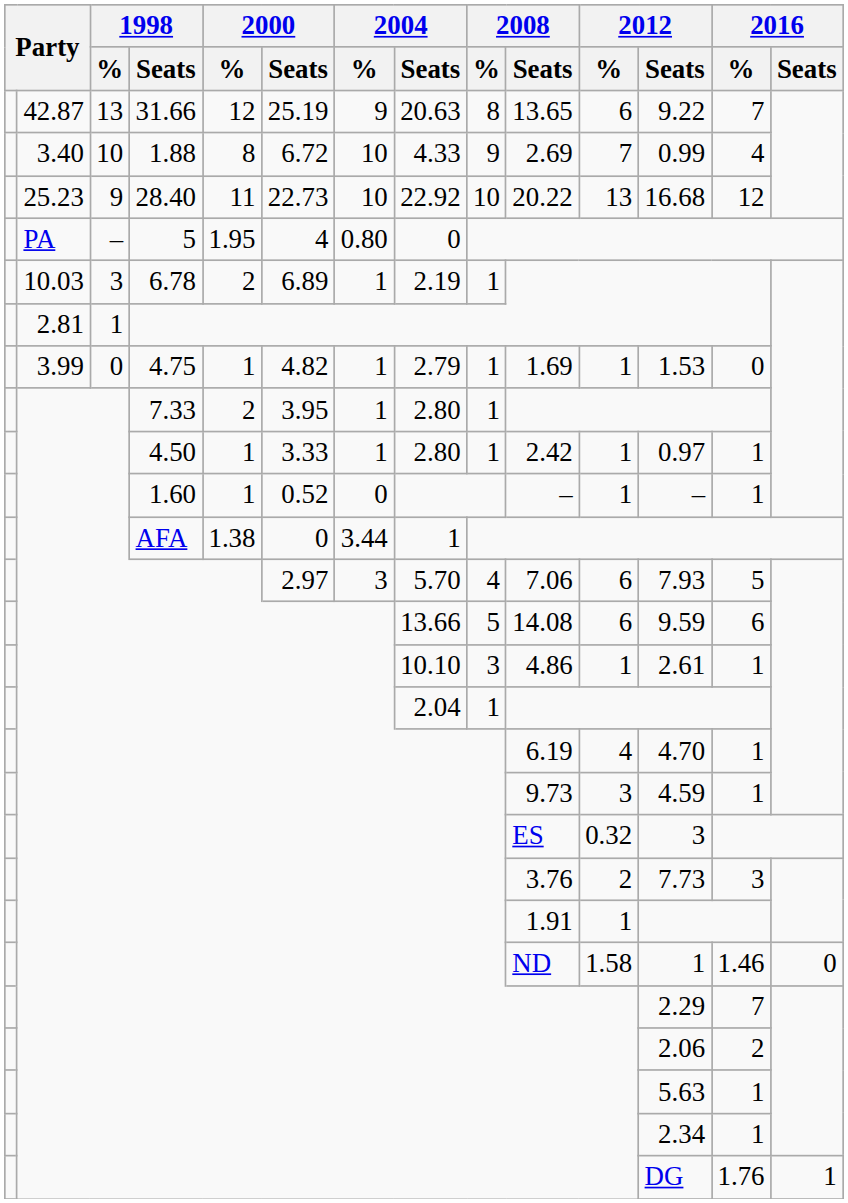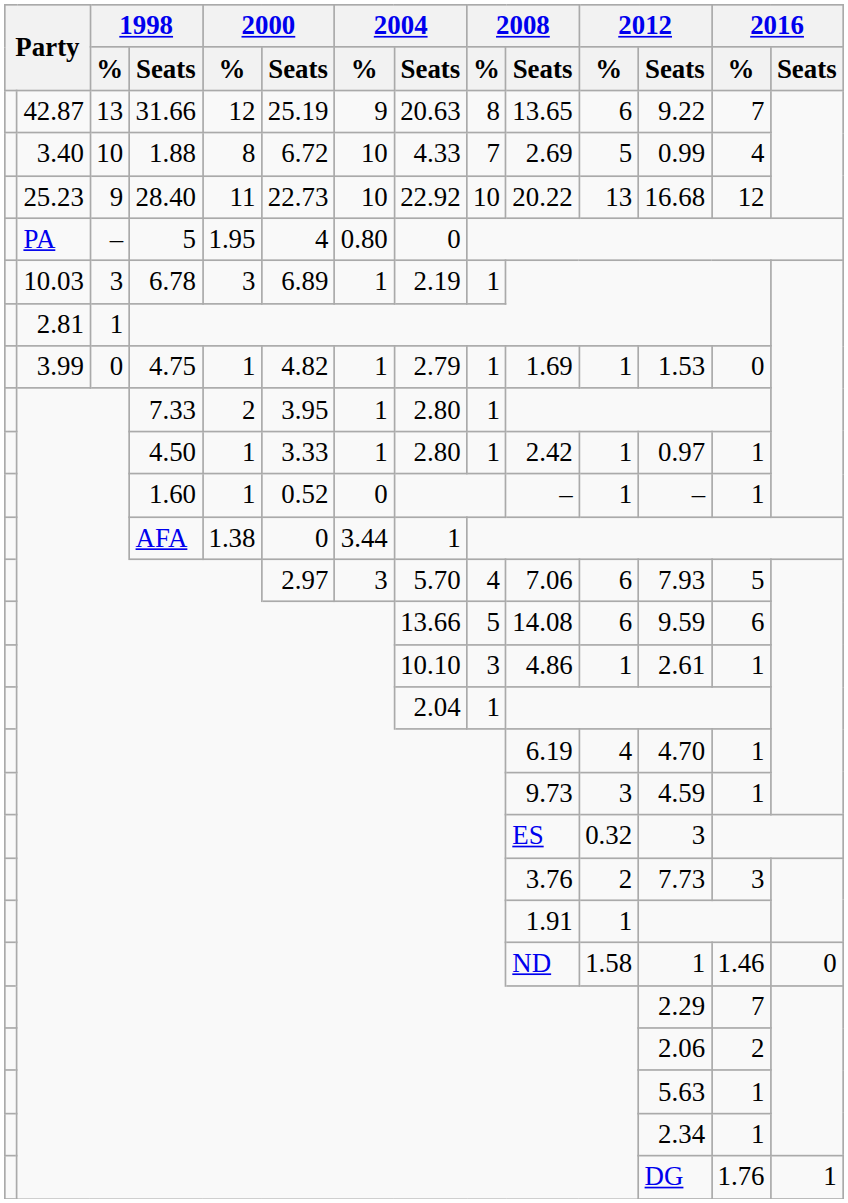(493, 153) 9 -> (493, 153) 7
(625, 153) 7 -> (625, 153) 5
(249, 281) 2 -> (249, 281) 3
